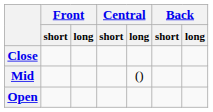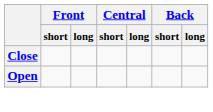- row: (23, 76)
